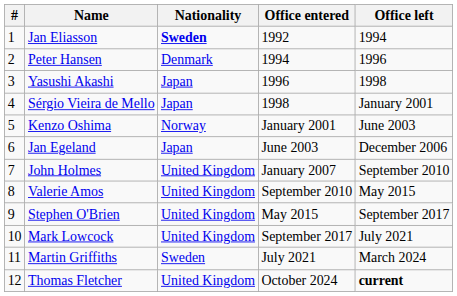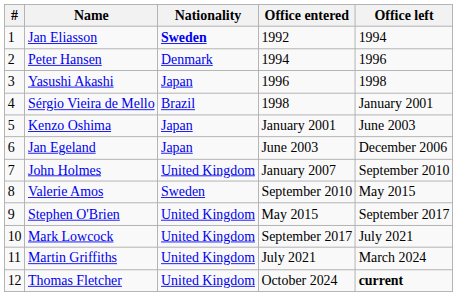(177, 103) Japan -> (178, 103) Brazil
(183, 125) Norway -> (177, 125) Japan
(208, 192) United Kingdom -> (183, 192) Sweden
(183, 258) Sweden -> (208, 258) United Kingdom
